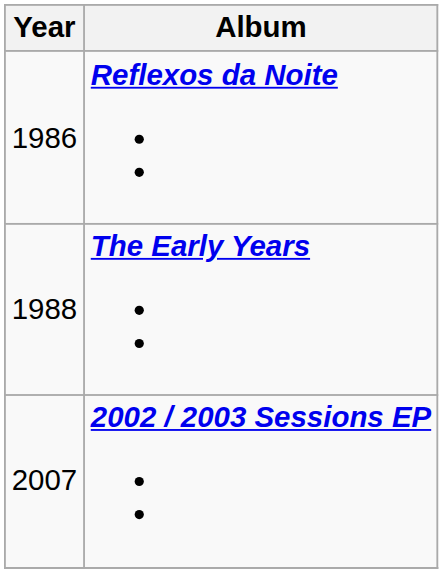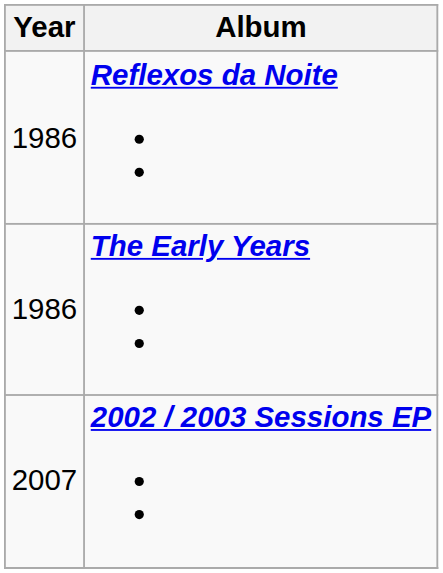(44, 308) 1988 -> (44, 308) 1986
